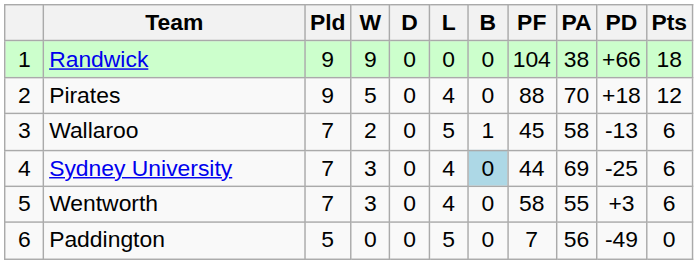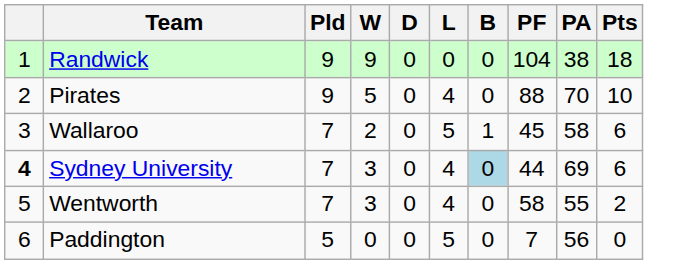- column: (621, 22)
(669, 95) 12 -> (620, 95) 10
(24, 167) normal -> (24, 167) bold
(669, 204) 6 -> (620, 204) 2
